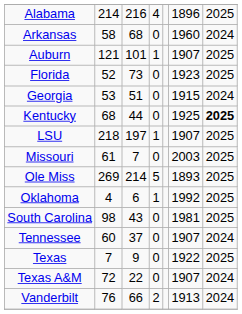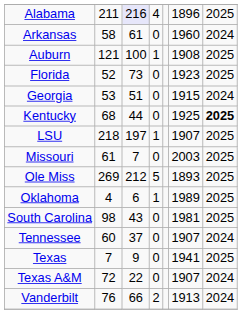(109, 14) 214 -> (109, 14) 211
(136, 14) no background -> (136, 14) lavender background
(136, 34) 68 -> (136, 34) 61
(136, 55) 101 -> (136, 55) 100
(186, 55) 1907 -> (186, 55) 1908
(136, 177) 214 -> (136, 177) 212
(186, 197) 1992 -> (186, 197) 1989
(186, 258) 1922 -> (186, 258) 1941
